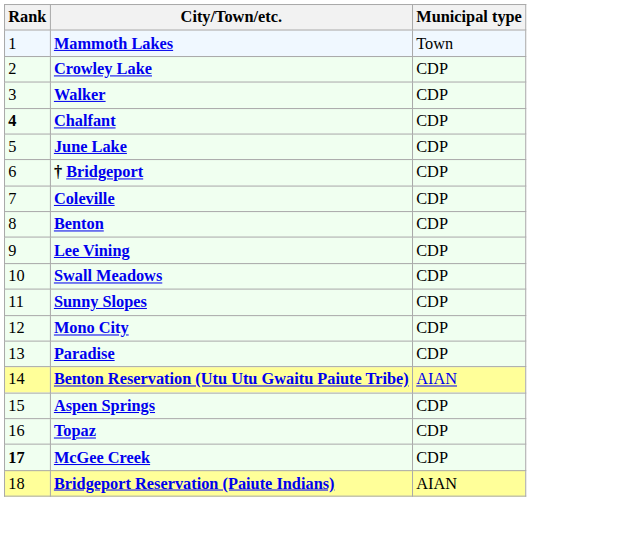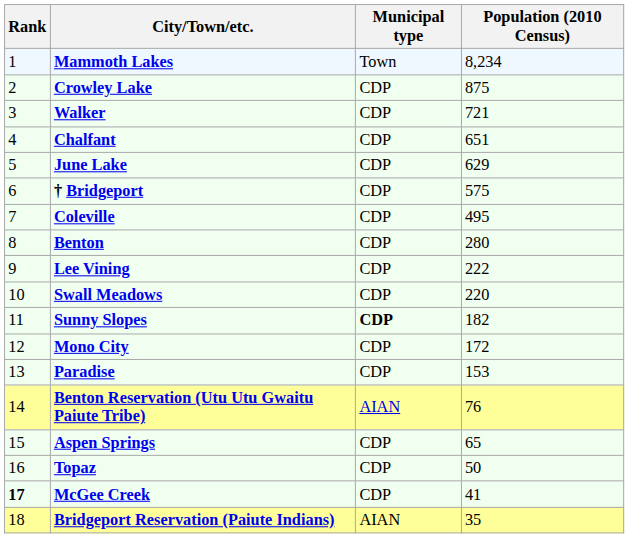+ column: (542, 26)
(12, 120) bold -> (12, 139) normal
(432, 302) normal -> (376, 320) bold
